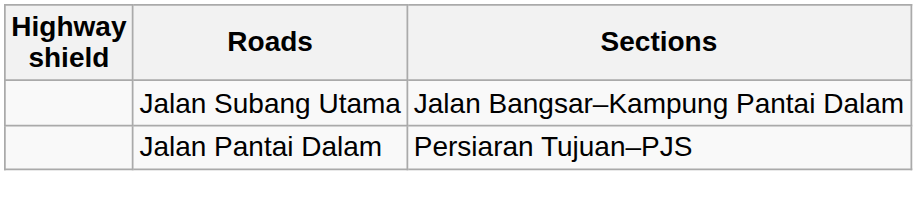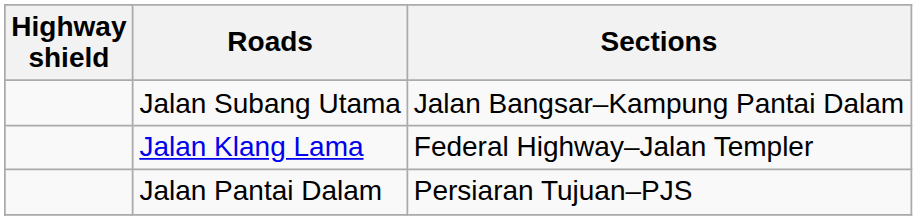+ row: (251, 147)
